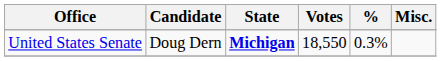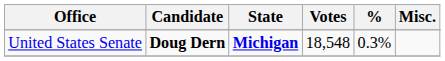(186, 42) normal -> (187, 42) bold
(324, 42) 18,550 -> (328, 42) 18,548
